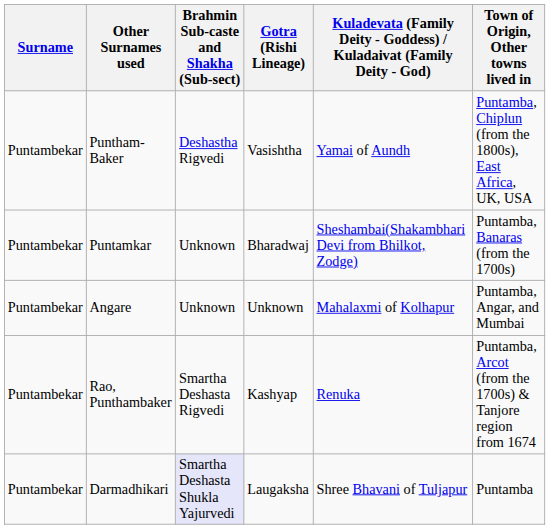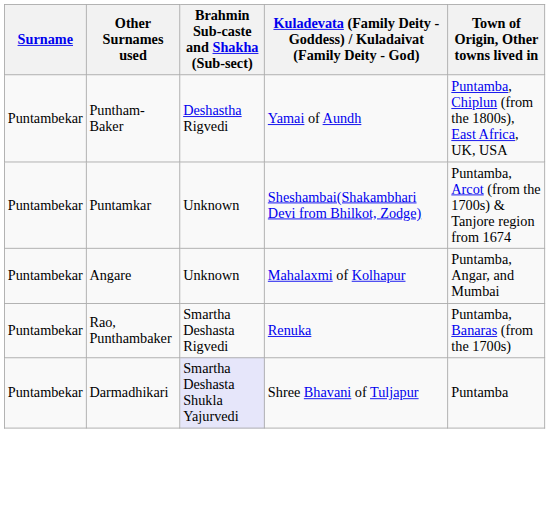- column: (279, 47)
(506, 245) Puntamba, Banaras (from the 1700s) -> (496, 205) Puntamba, Arcot (from the 1700s) & Tanjore region from 1674
(506, 394) Puntamba, Arcot (from the 1700s) & Tanjore region from 1674 -> (492, 330) Puntamba, Banaras (from the 1700s)
